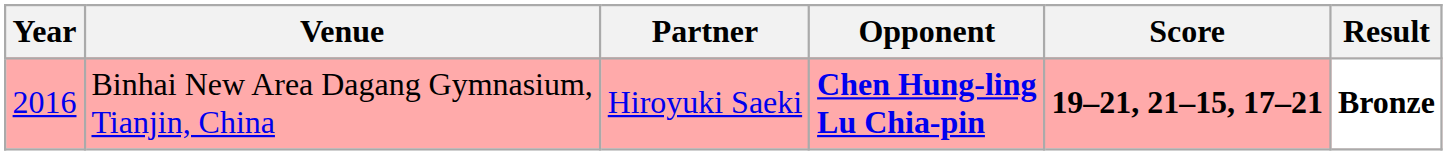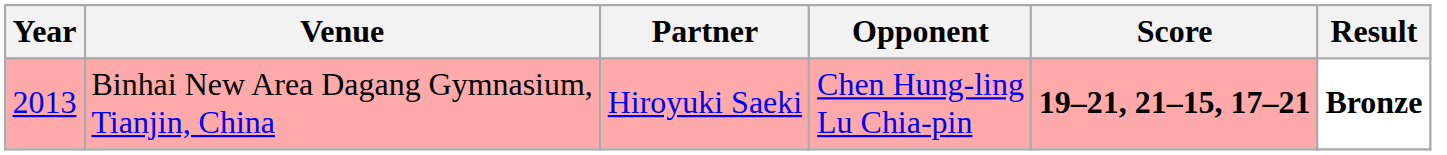(45, 102) 2016 -> (45, 102) 2013
(927, 102) bold -> (920, 102) normal
